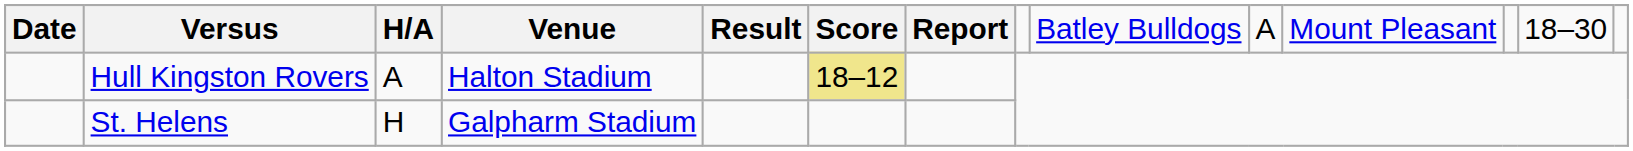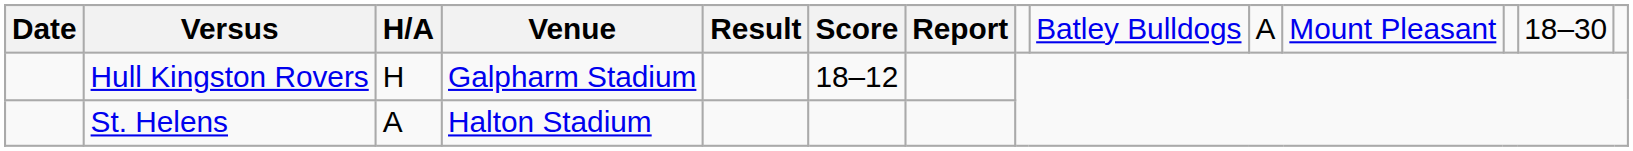(393, 76) A -> (393, 76) H
(550, 76) Halton Stadium -> (572, 76) Galpharm Stadium
(857, 76) khaki background -> (857, 76) no background
(393, 123) H -> (393, 123) A
(572, 123) Galpharm Stadium -> (550, 123) Halton Stadium
